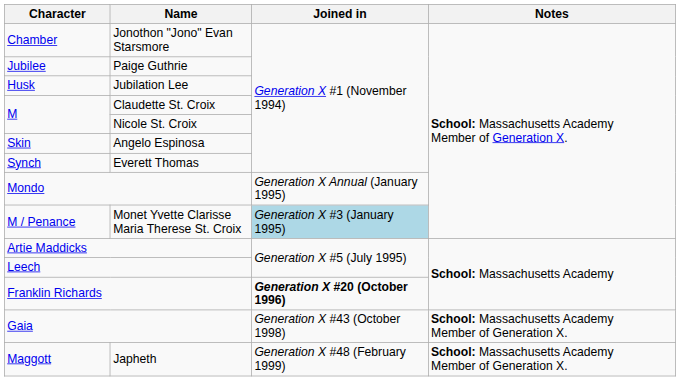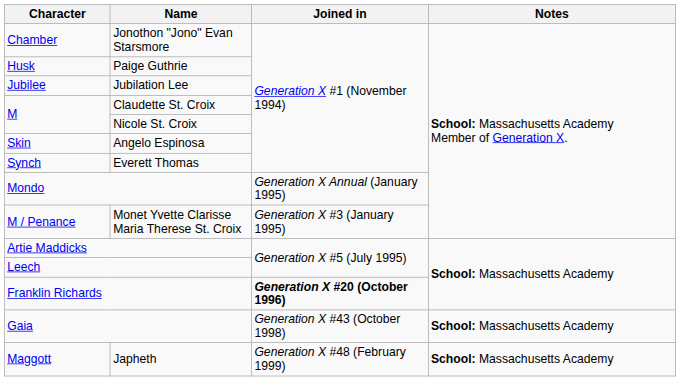(26, 66) Jubilee -> (21, 66) Husk
(21, 85) Husk -> (26, 85) Jubilee
(324, 221) lightblue background -> (324, 221) no background
(522, 326) School: Massachusetts Academy Member of Generation X. -> (522, 326) School: Massachusetts Academy
(522, 359) School: Massachusetts Academy Member of Generation X. -> (522, 359) School: Massachusetts Academy
